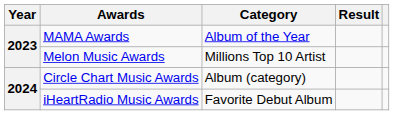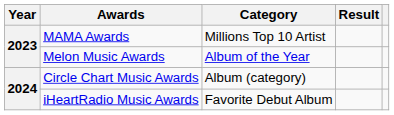(257, 36) Album of the Year -> (265, 36) Millions Top 10 Artist
(265, 57) Millions Top 10 Artist -> (257, 57) Album of the Year
